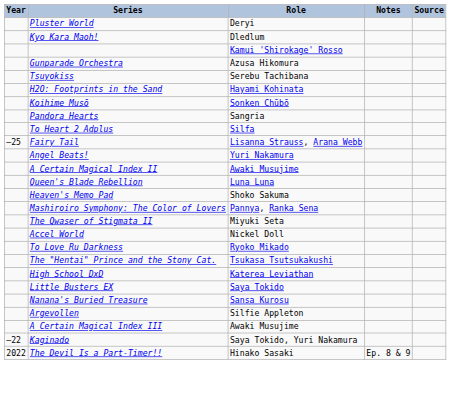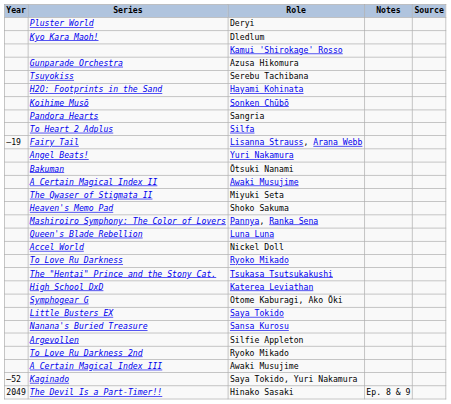(14, 143) –25 -> (14, 143) –19
+ row: (47, 169)
rows swapped: (91, 222) <-> (86, 182)
+ row: (59, 301)
+ row: (86, 353)
(14, 340) –22 -> (14, 380) –52
(16, 353) 2022 -> (16, 393) 2049
